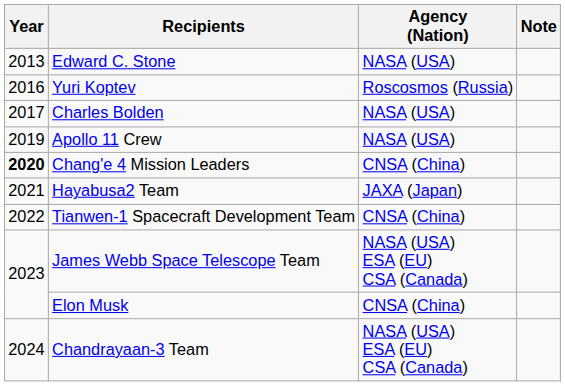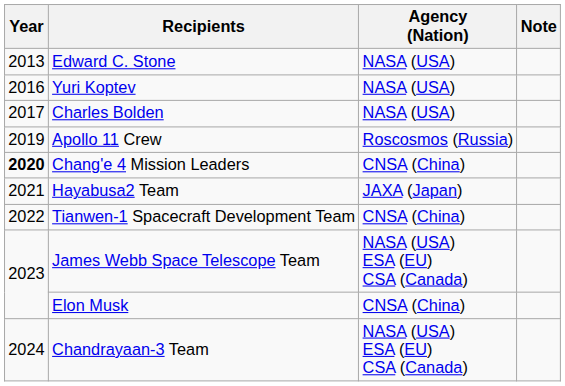(438, 87) Roscosmos (Russia) -> (409, 87) NASA (USA)
(409, 139) NASA (USA) -> (438, 139) Roscosmos (Russia)
